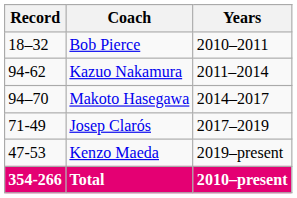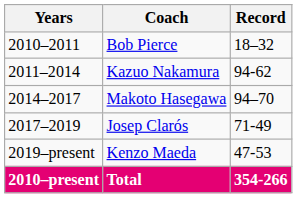columns swapped: (242, 18) <-> (35, 18)
